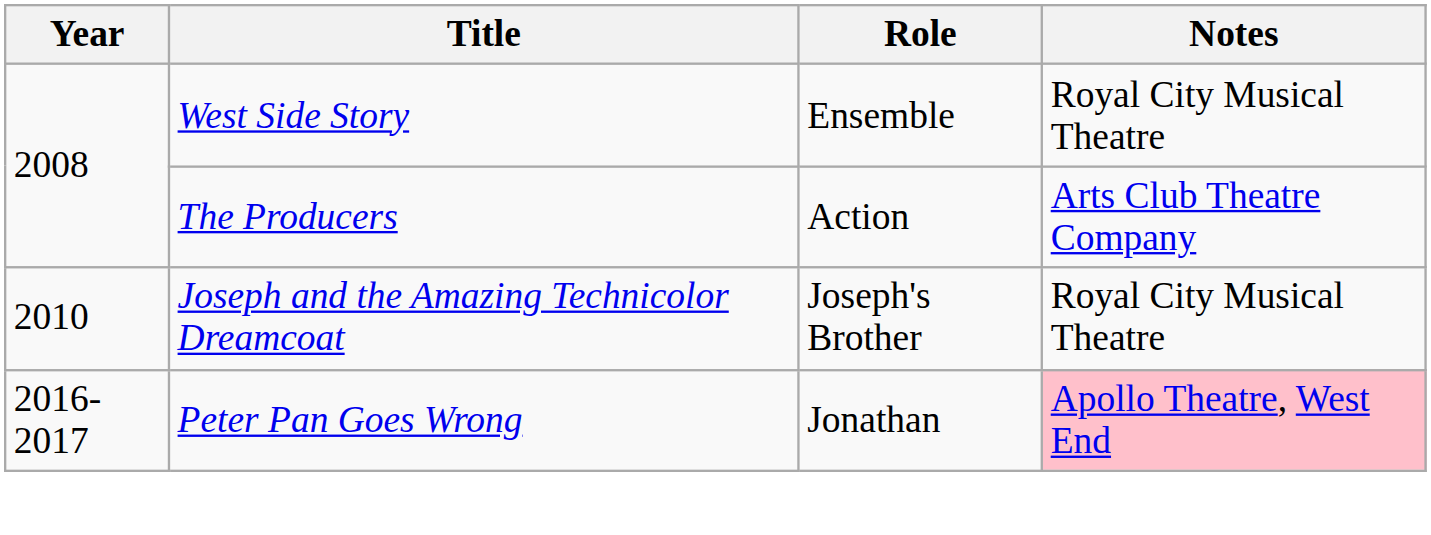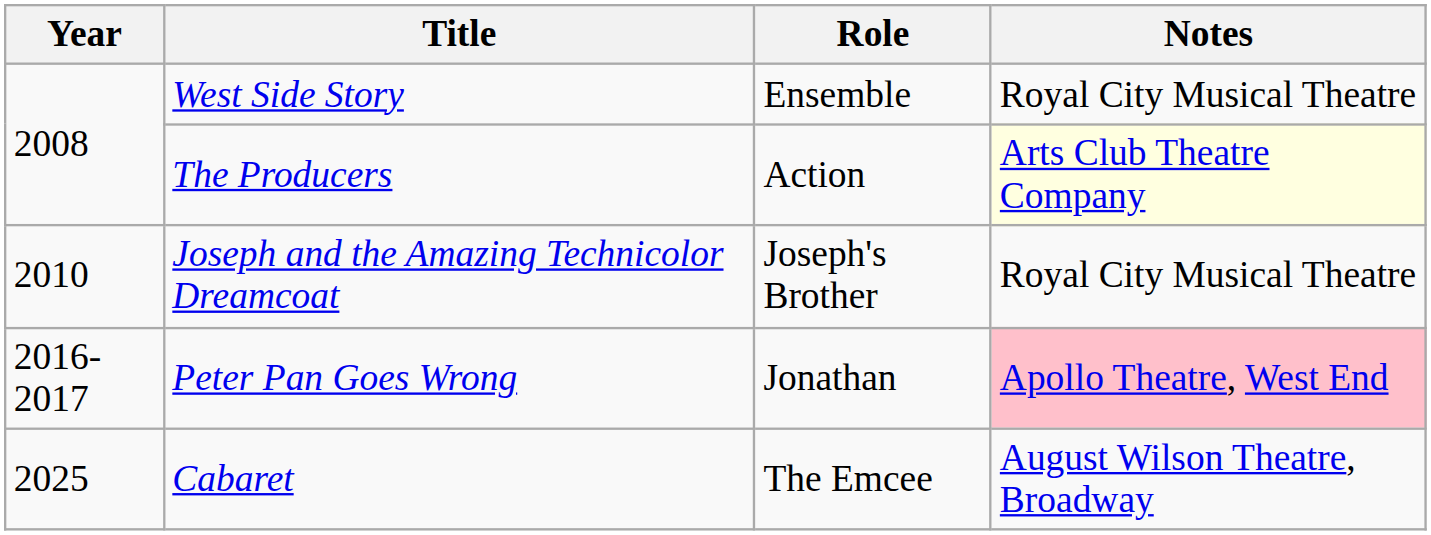(1186, 216) no background -> (1135, 174) lightyellow background
+ row: (233, 478)
